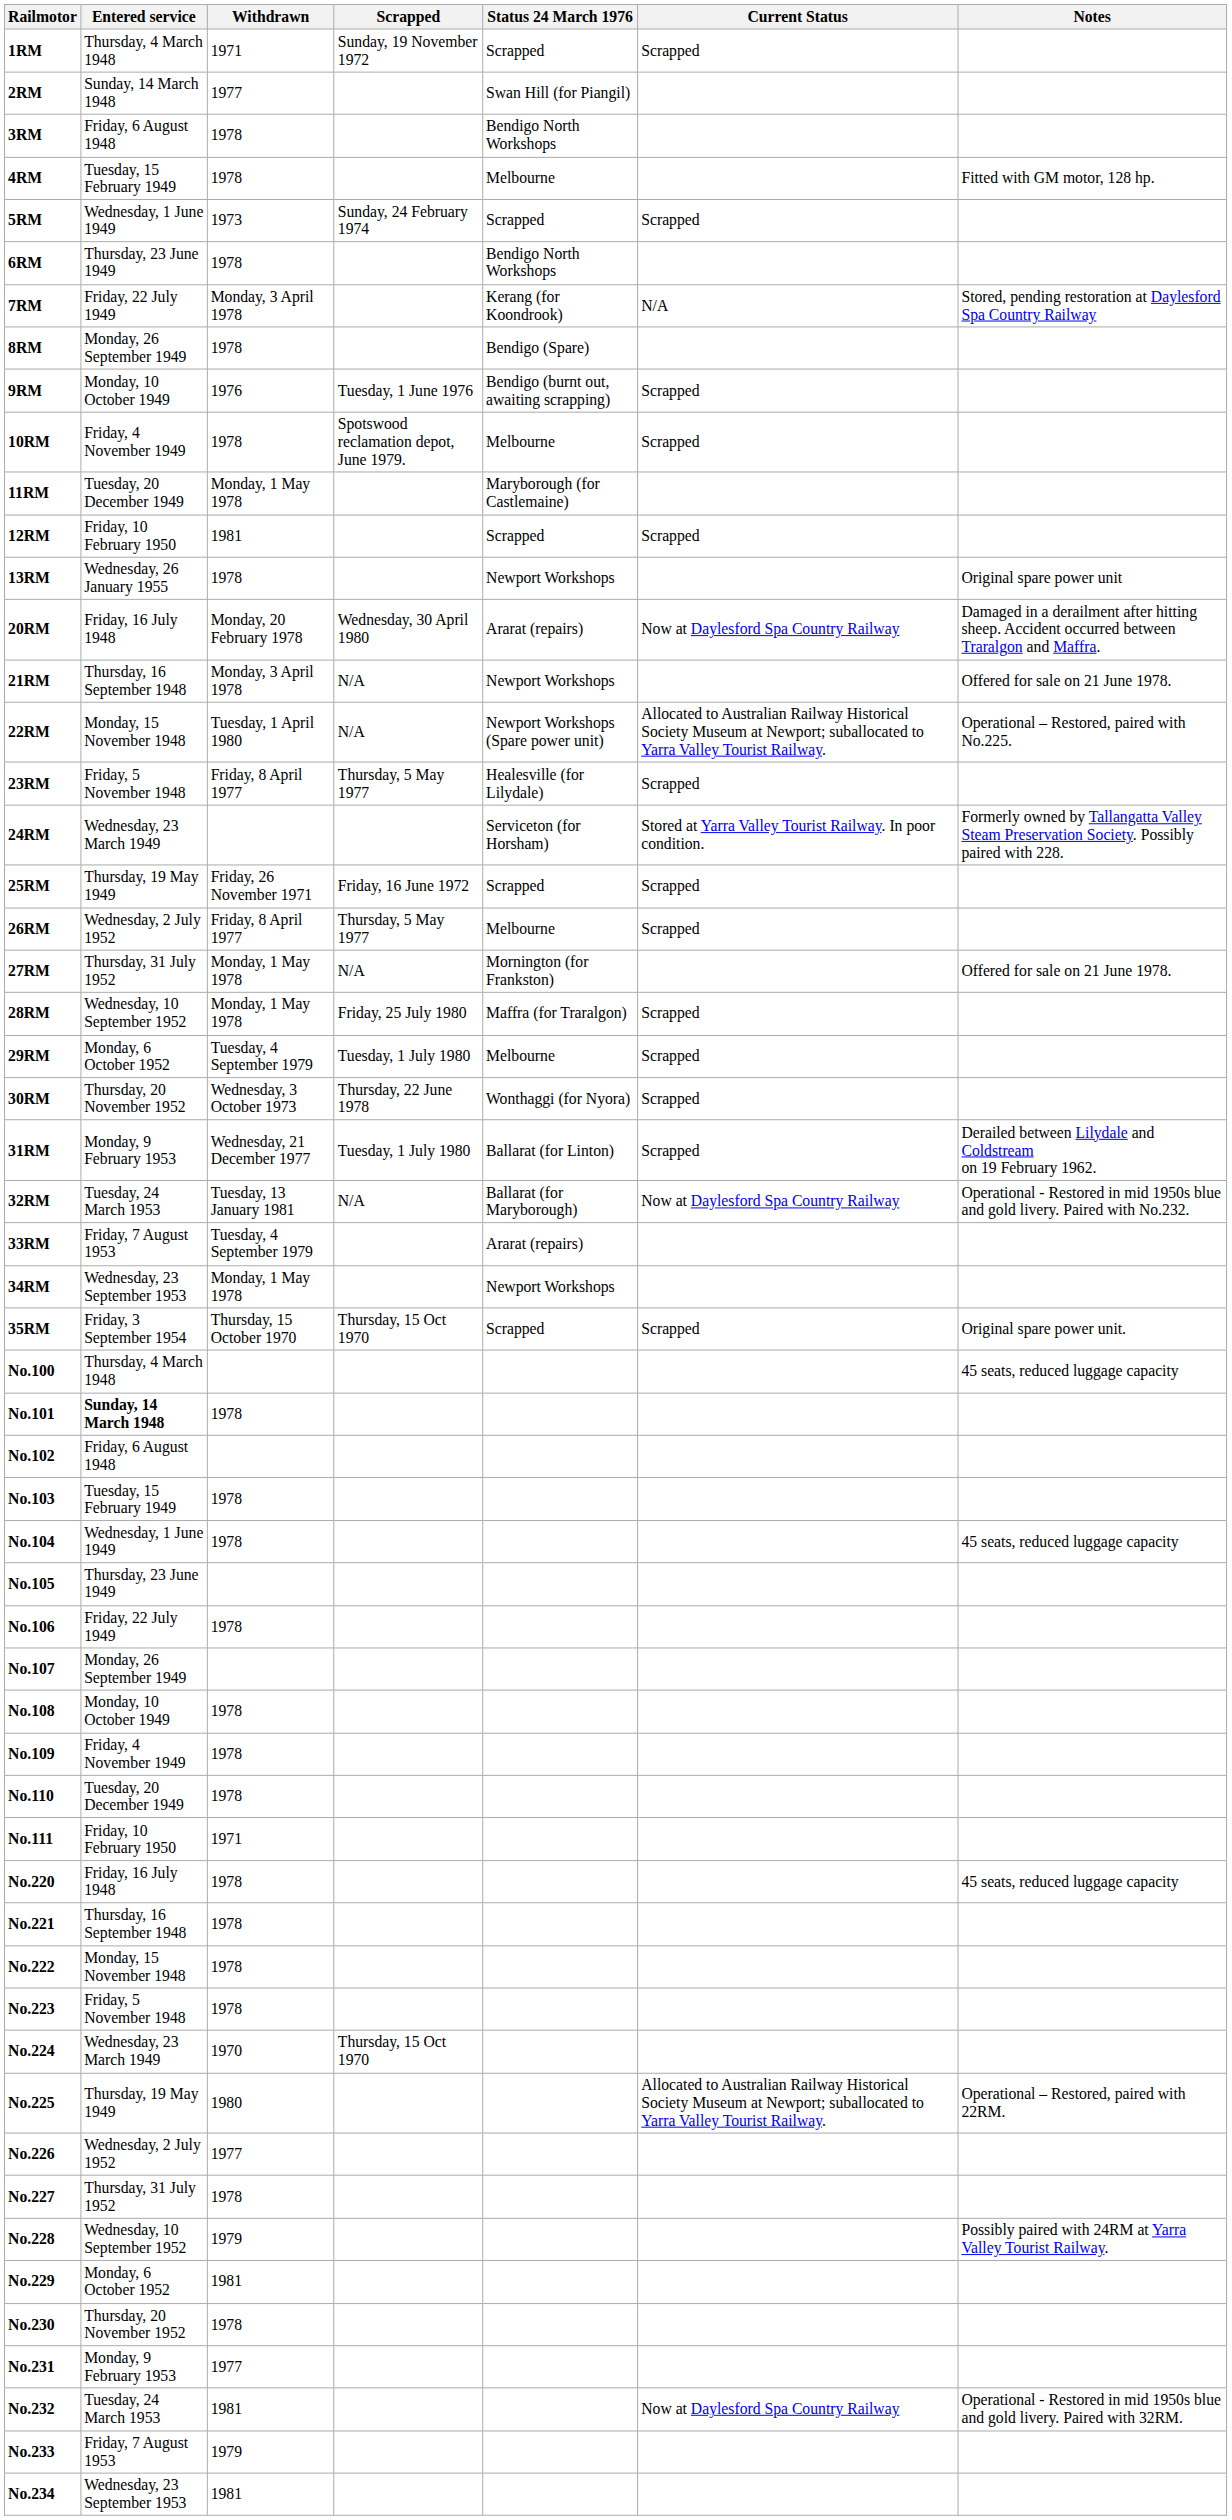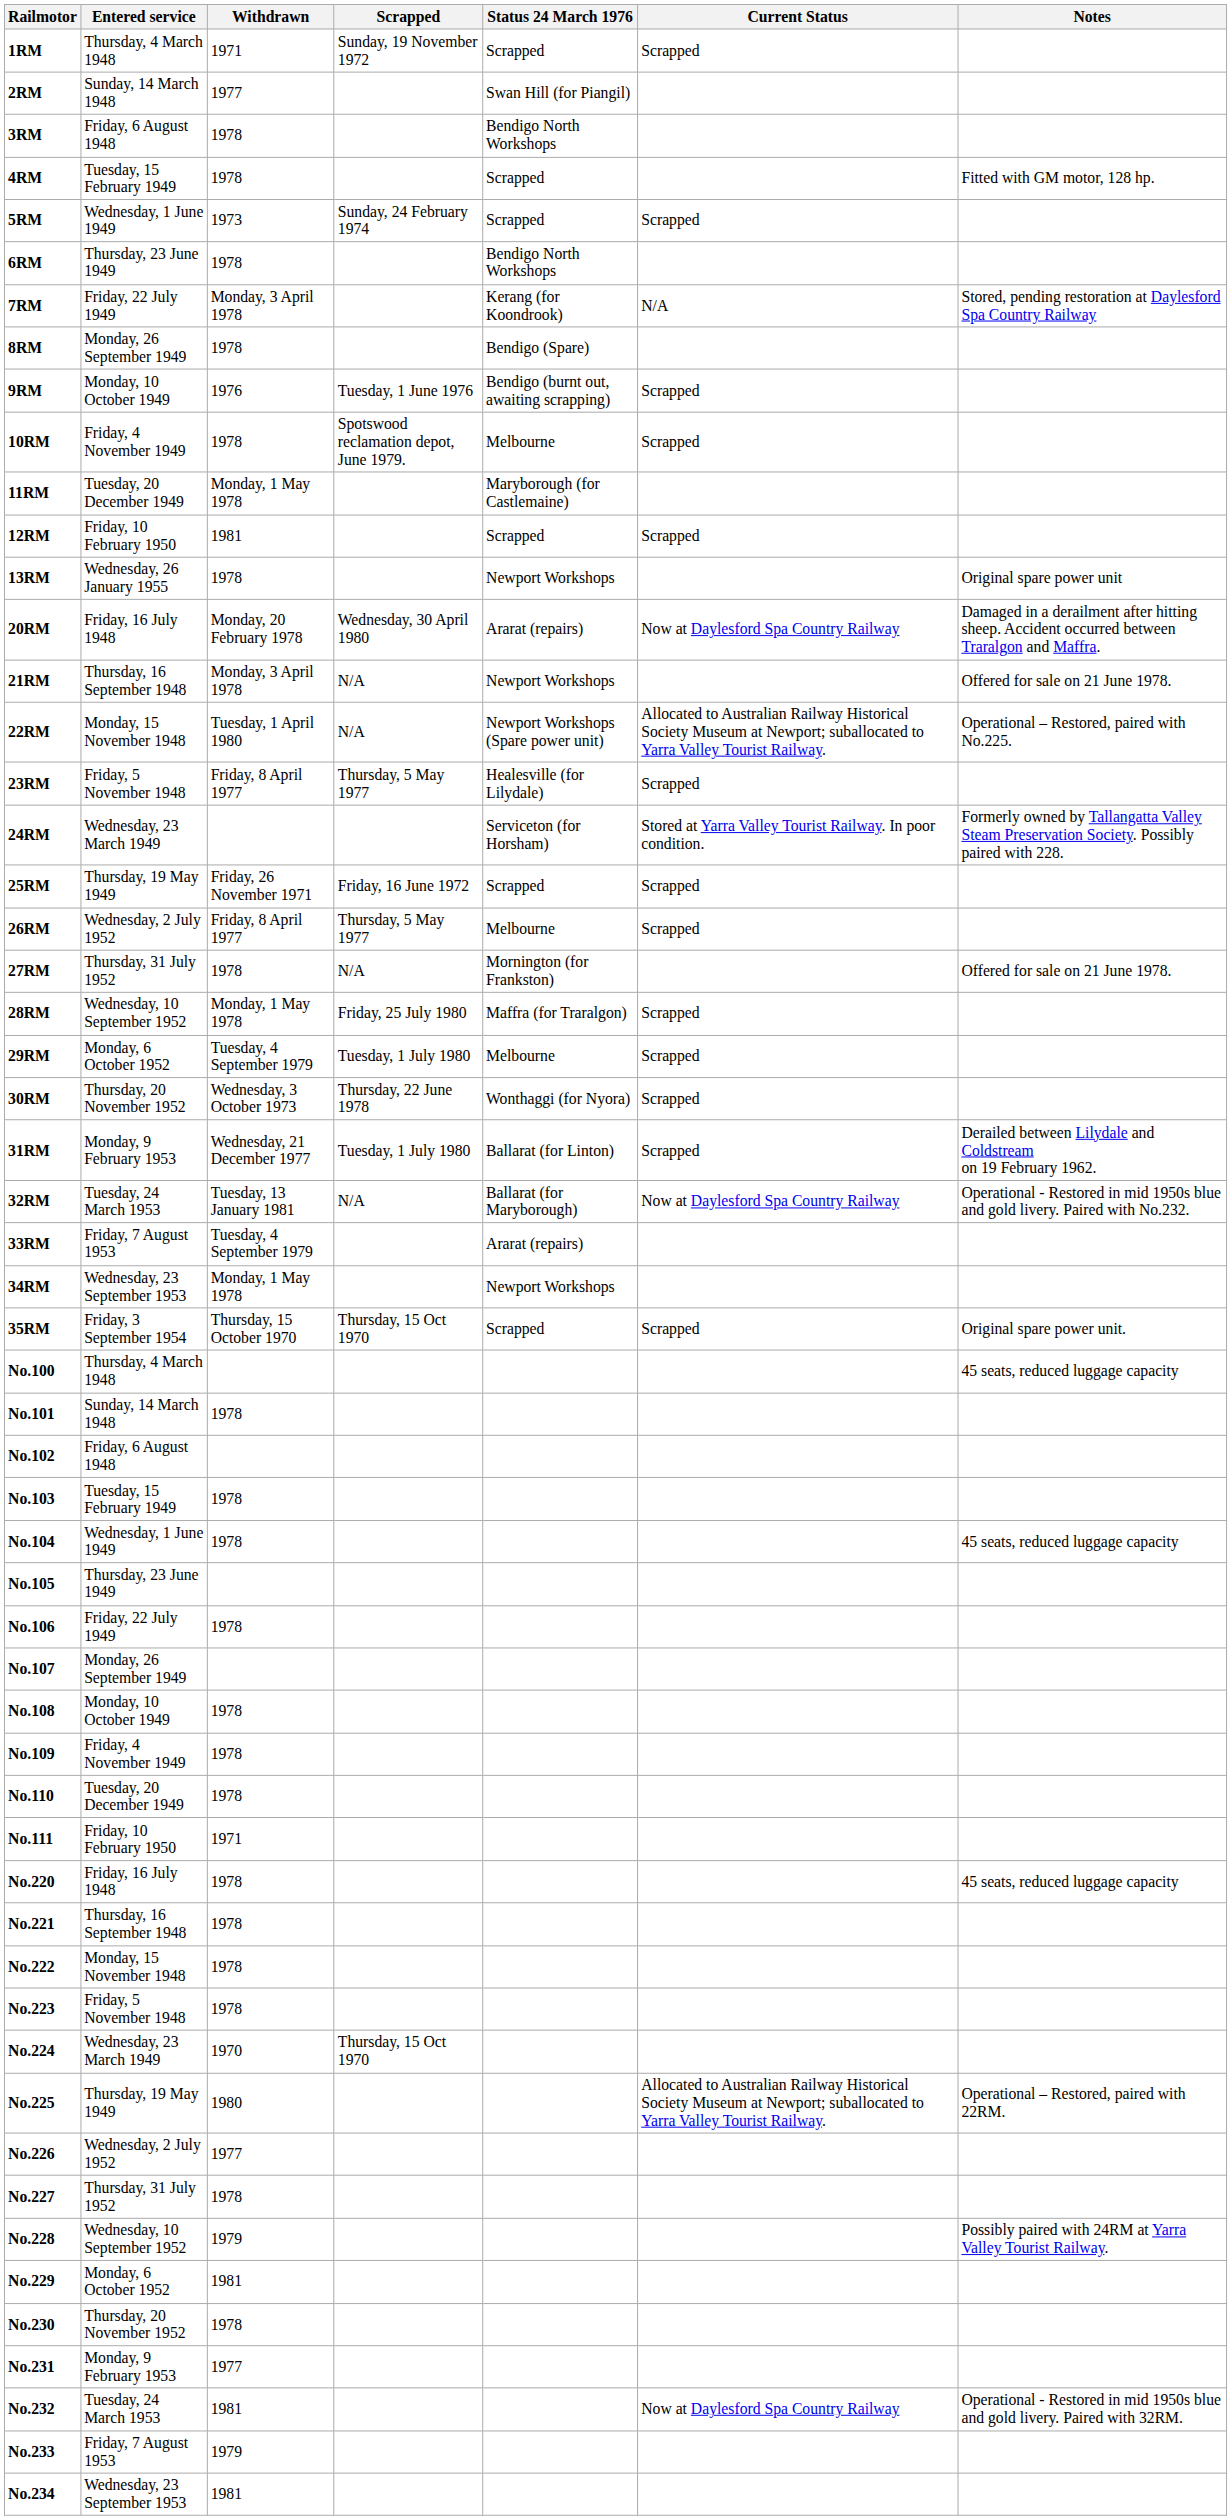(520, 178) Melbourne -> (515, 178) Scrapped
(260, 971) Monday, 1 May 1978 -> (226, 971) 1978
(124, 1414) bold -> (141, 1414) normal
